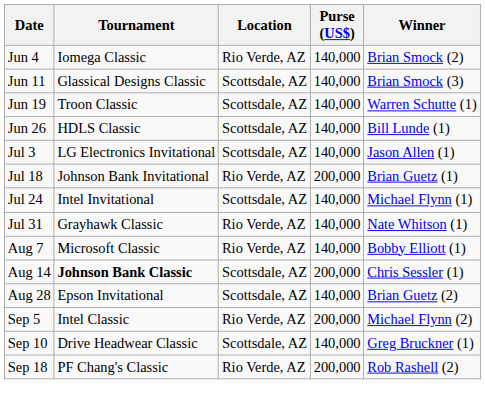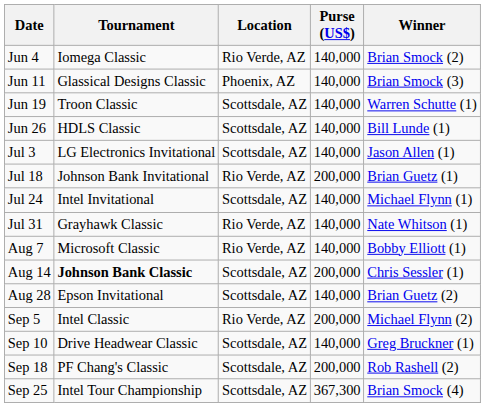(264, 81) Scottsdale, AZ -> (258, 81) Phoenix, AZ
(264, 367) Rio Verde, AZ -> (264, 367) Scottsdale, AZ
+ row: (28, 390)
